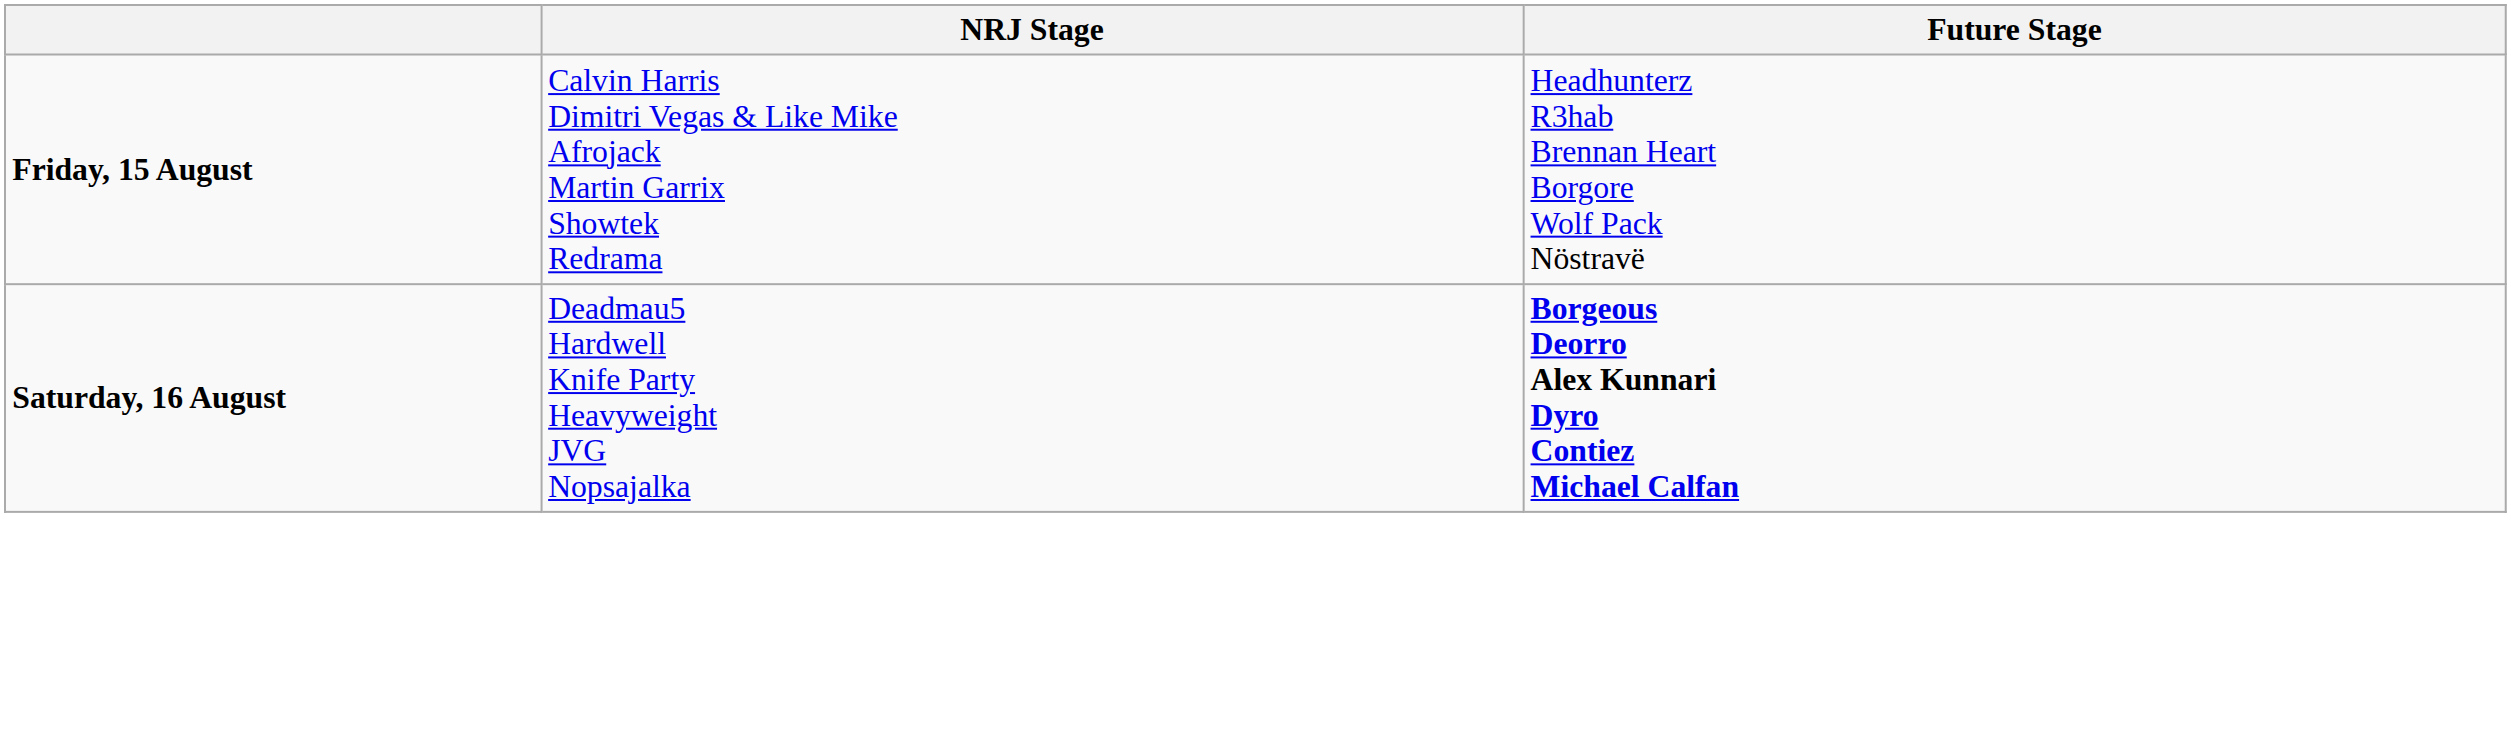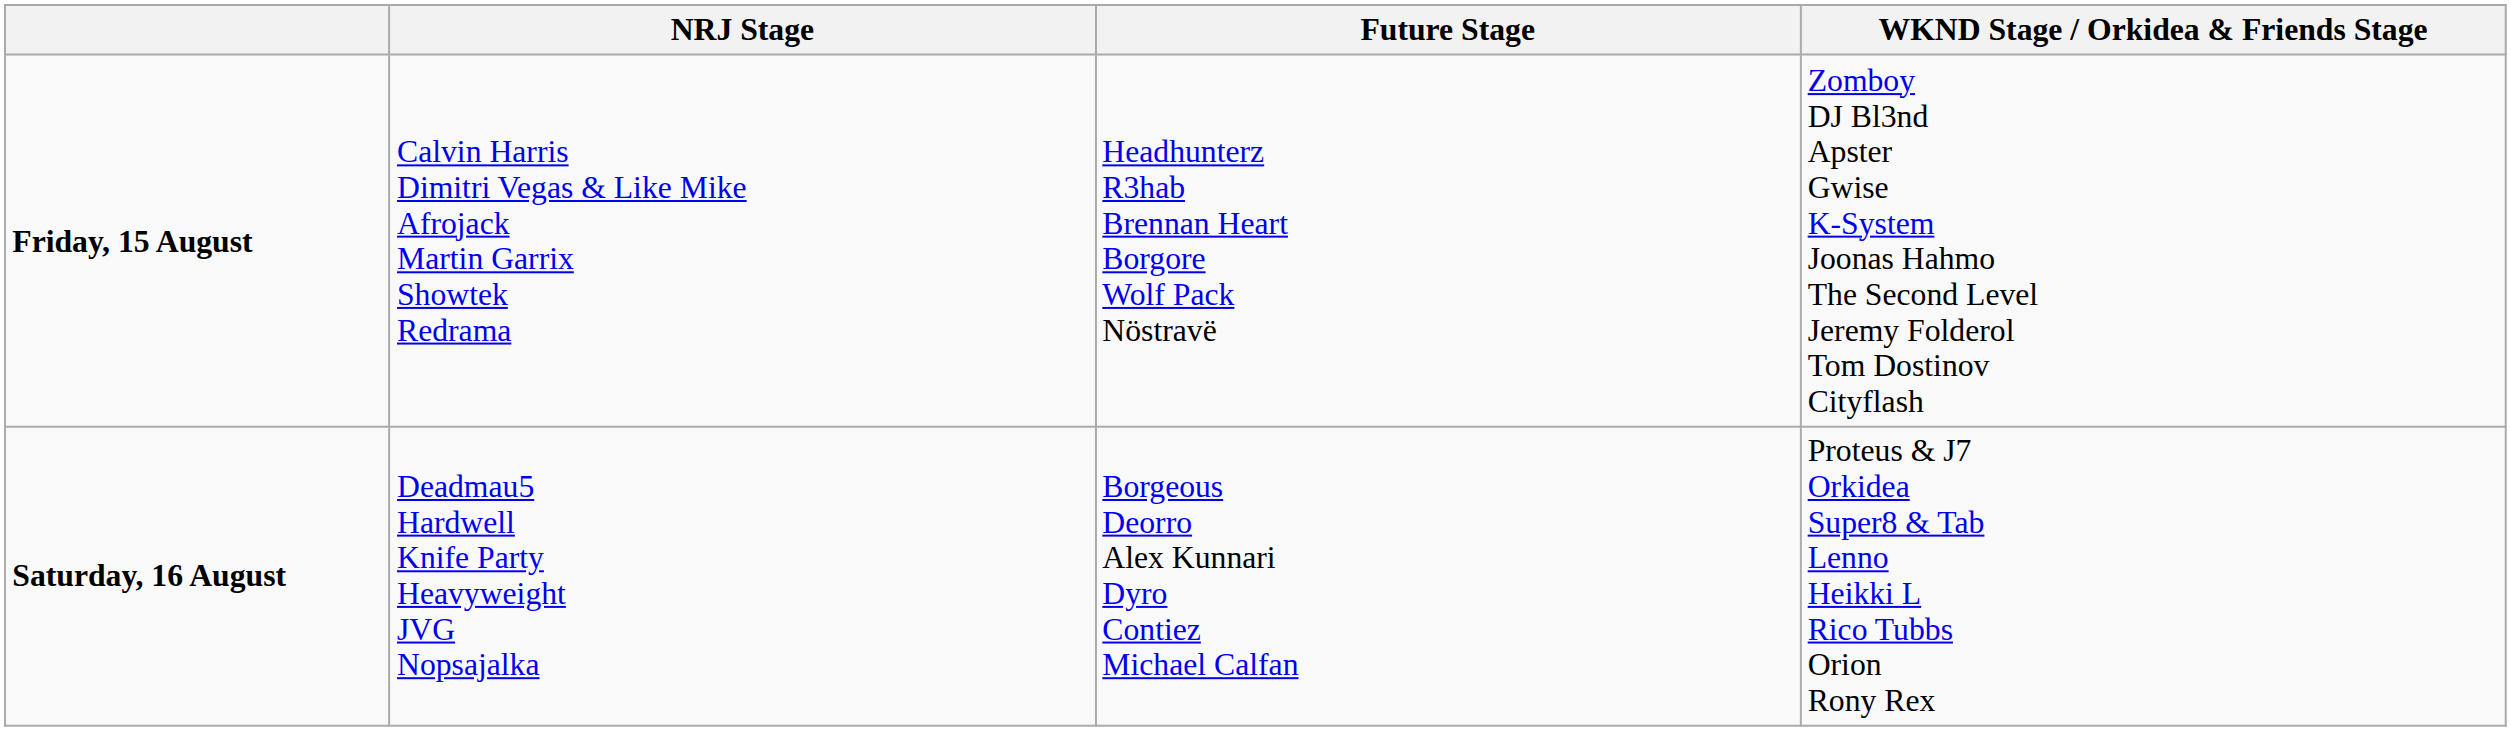+ column: (2153, 29)
(1635, 397) bold -> (1200, 575) normal
